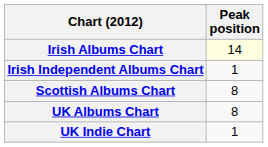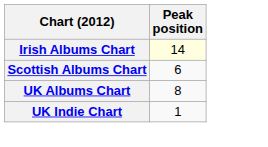- row: (105, 70)
(235, 91) 8 -> (178, 70) 6
